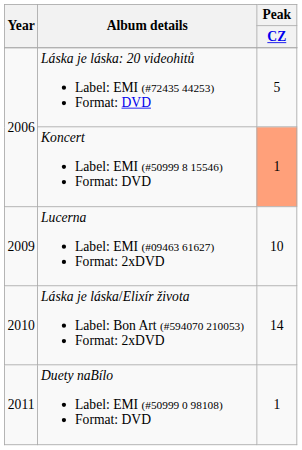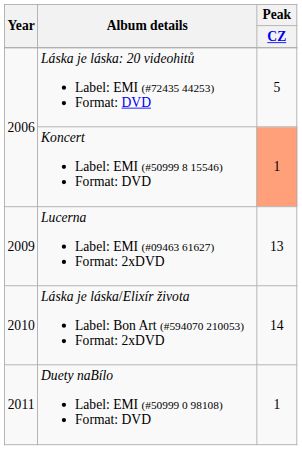(277, 246) 10 -> (277, 246) 13
